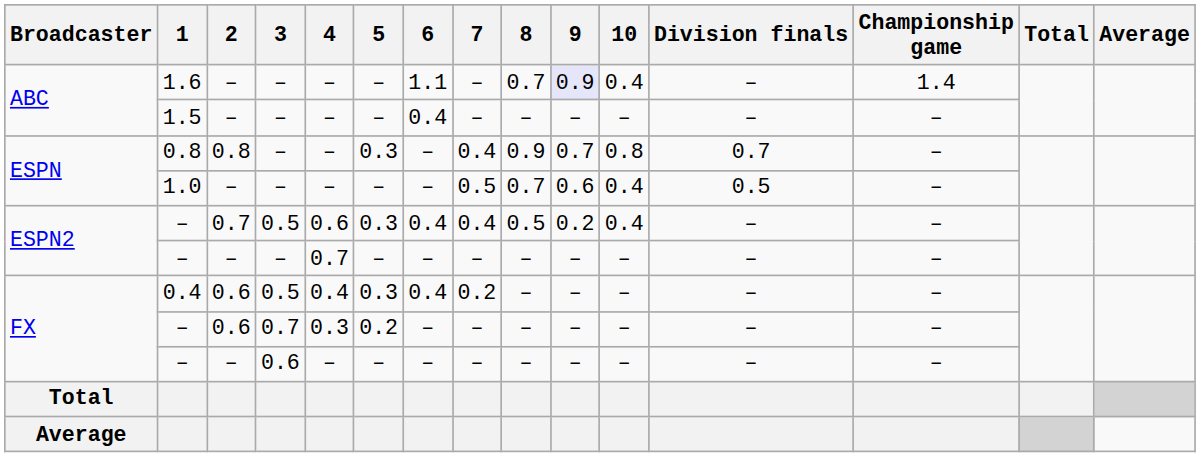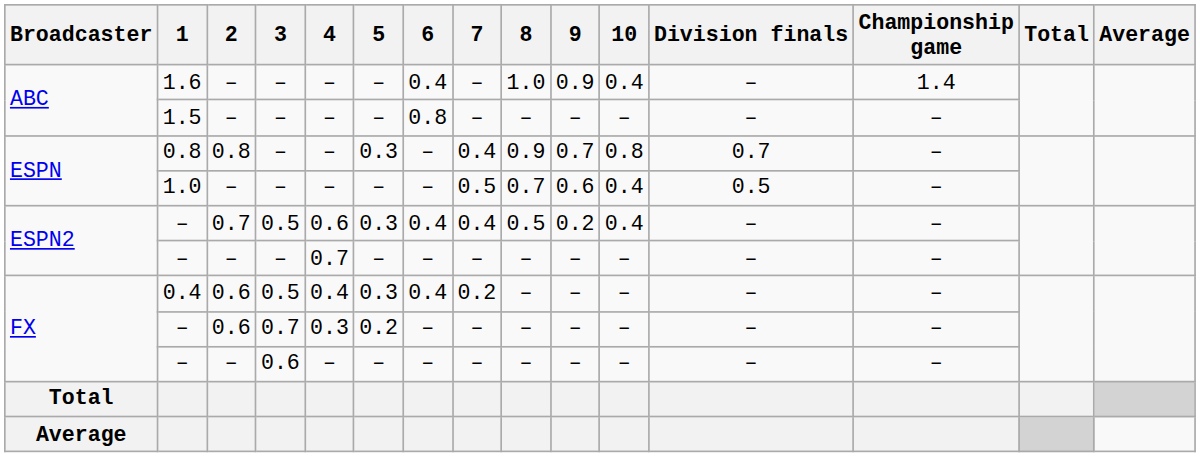(428, 82) 1.1 -> (428, 82) 0.4
(526, 82) 0.7 -> (526, 82) 1.0
(575, 82) lavender background -> (575, 82) no background
(428, 118) 0.4 -> (428, 118) 0.8
